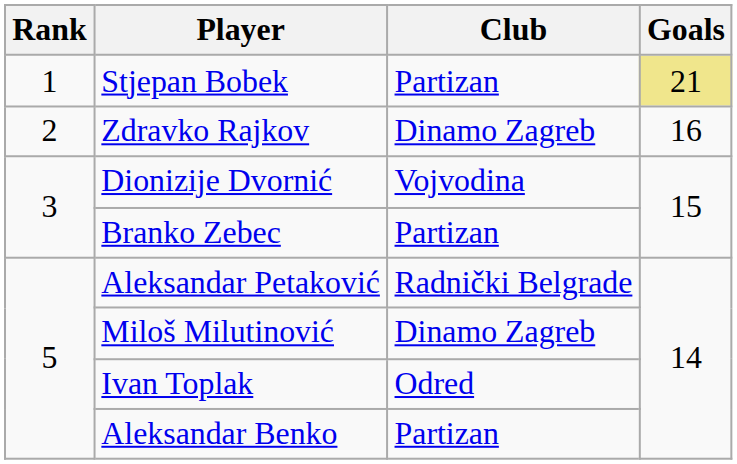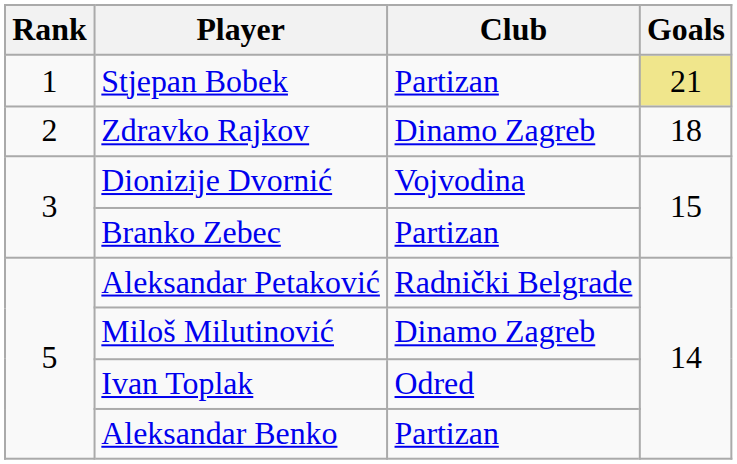(686, 130) 16 -> (686, 130) 18
